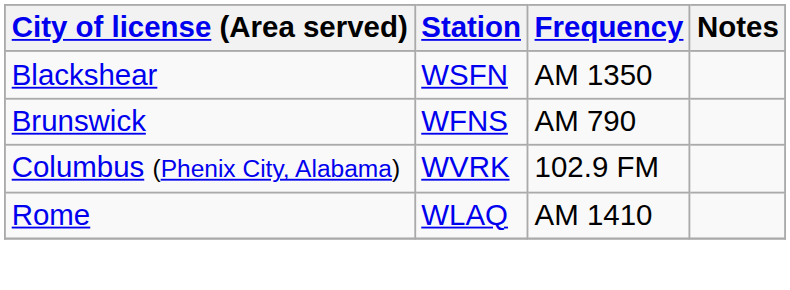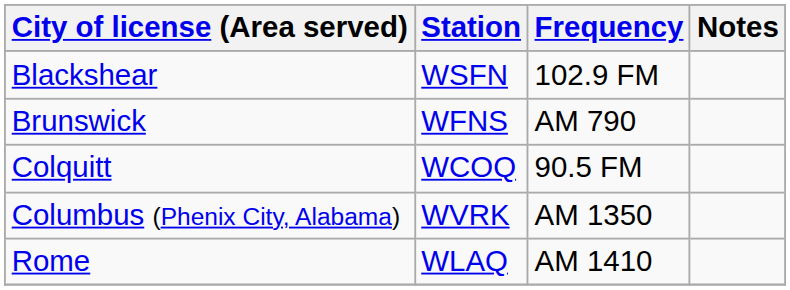(594, 74) AM 1350 -> (597, 74) 102.9 FM
+ row: (62, 167)
(597, 167) 102.9 FM -> (594, 214) AM 1350
